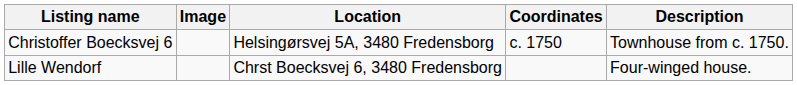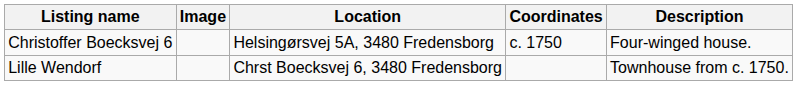(699, 42) Townhouse from c. 1750. -> (681, 42) Four-winged house.
(681, 67) Four-winged house. -> (699, 67) Townhouse from c. 1750.
